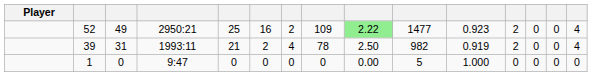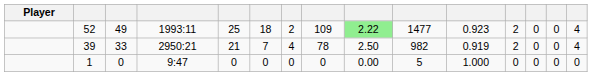(177, 29) 2950:21 -> (177, 29) 1993:11
(266, 29) 16 -> (266, 29) 18
(121, 46) 31 -> (121, 46) 33
(177, 46) 1993:11 -> (177, 46) 2950:21
(266, 46) 2 -> (266, 46) 7
